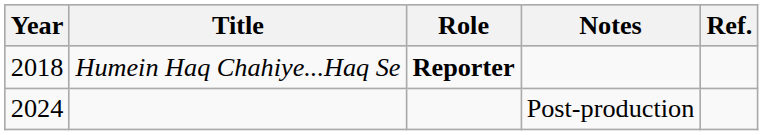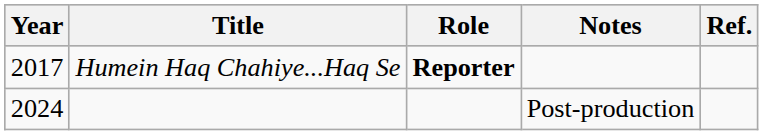(37, 66) 2018 -> (37, 66) 2017
